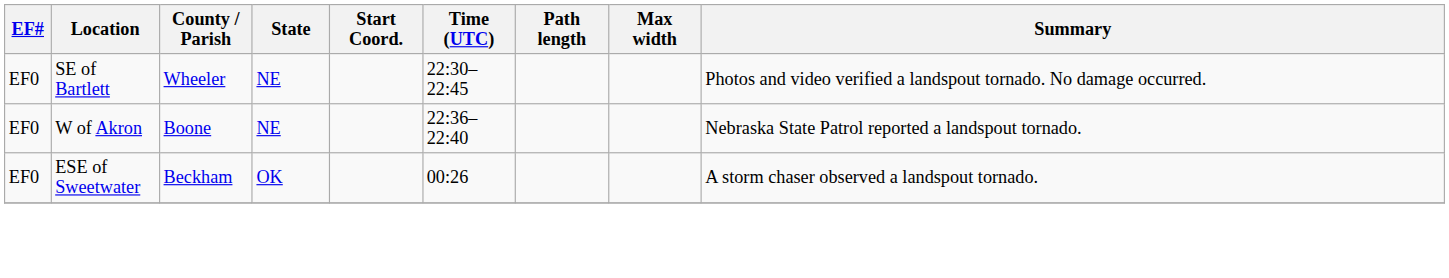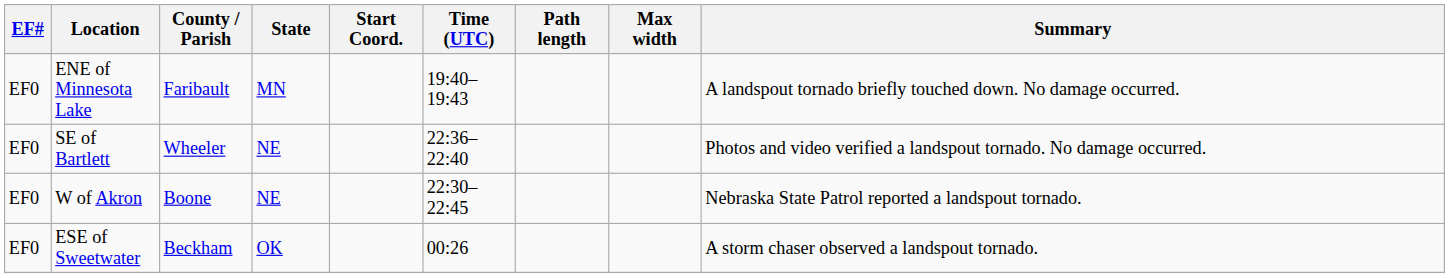+ row: (94, 88)
(452, 78) 22:30–22:45 -> (452, 148) 22:36–22:40
(452, 128) 22:36–22:40 -> (452, 198) 22:30–22:45
